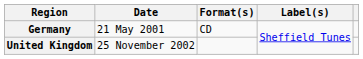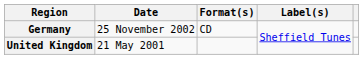(131, 29) 21 May 2001 -> (146, 29) 25 November 2002
(146, 46) 25 November 2002 -> (131, 46) 21 May 2001
